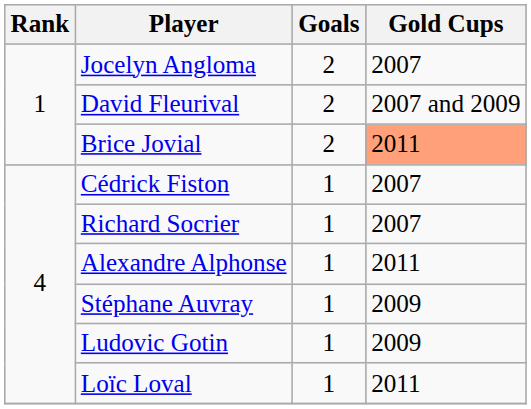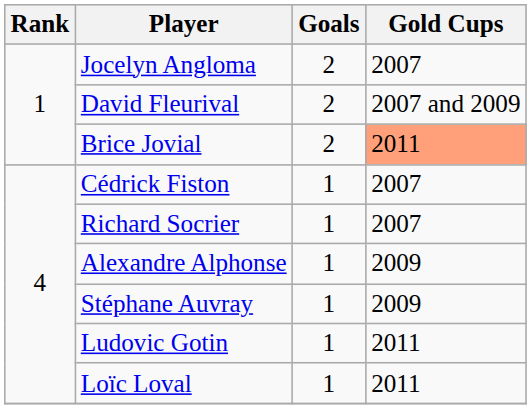(396, 263) 2011 -> (396, 263) 2009
(396, 343) 2009 -> (396, 343) 2011
